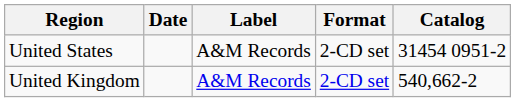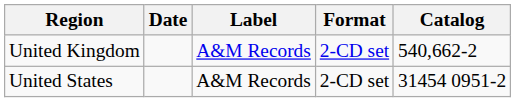rows swapped: (74, 81) <-> (61, 50)
